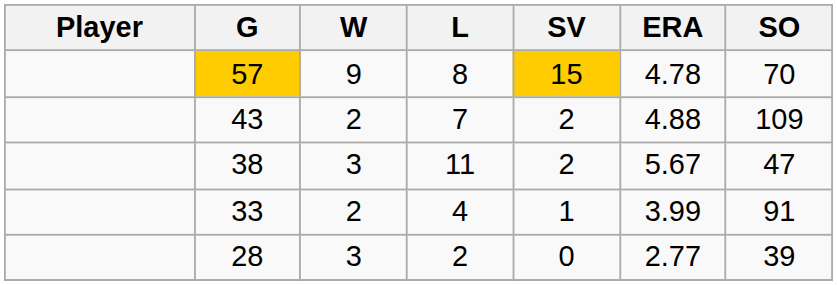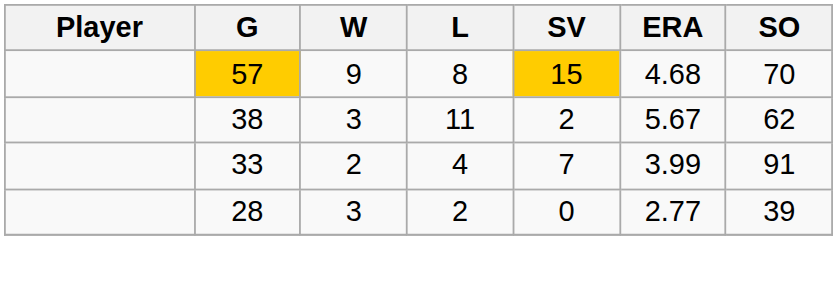(673, 73) 4.78 -> (673, 73) 4.68
- row: (247, 119)
(779, 165) 47 -> (779, 119) 62
(566, 211) 1 -> (566, 165) 7
